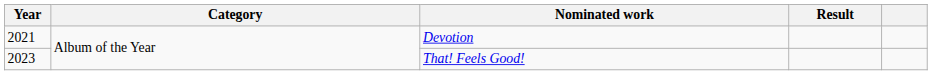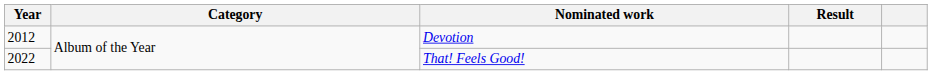(21, 37) 2021 -> (21, 37) 2012
(21, 59) 2023 -> (21, 59) 2022
